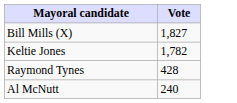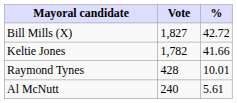+ column: (216, 13)
